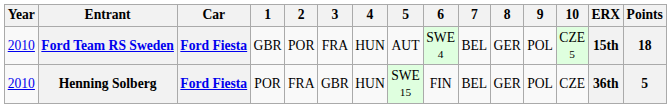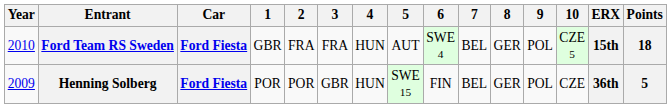(301, 45) POR -> (301, 45) FRA
(21, 84) 2010 -> (21, 84) 2009
(301, 84) FRA -> (301, 84) POR
